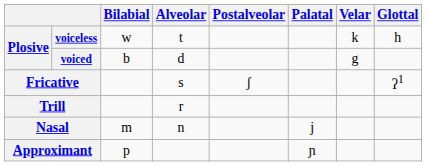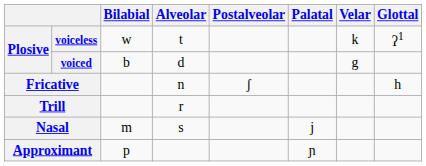(398, 37) h -> (398, 39) ʔ1
(181, 82) s -> (181, 84) n
(398, 82) ʔ1 -> (398, 84) h
(181, 128) n -> (181, 128) s
